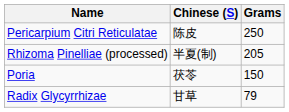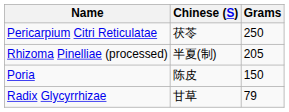(185, 33) 陈皮 -> (185, 33) 茯苓
(185, 75) 茯苓 -> (185, 75) 陈皮
